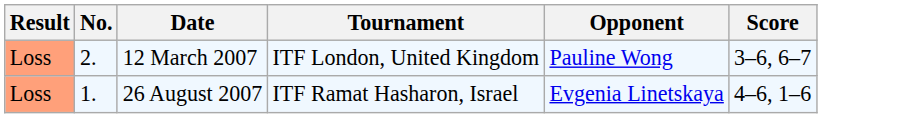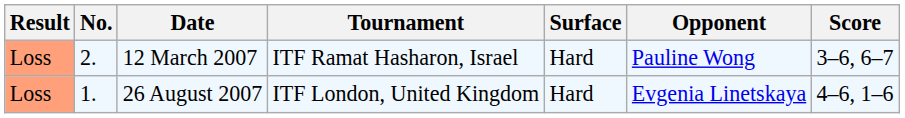+ column: (586, 21)
(406, 57) ITF London, United Kingdom -> (395, 57) ITF Ramat Hasharon, Israel
(395, 93) ITF Ramat Hasharon, Israel -> (406, 93) ITF London, United Kingdom
